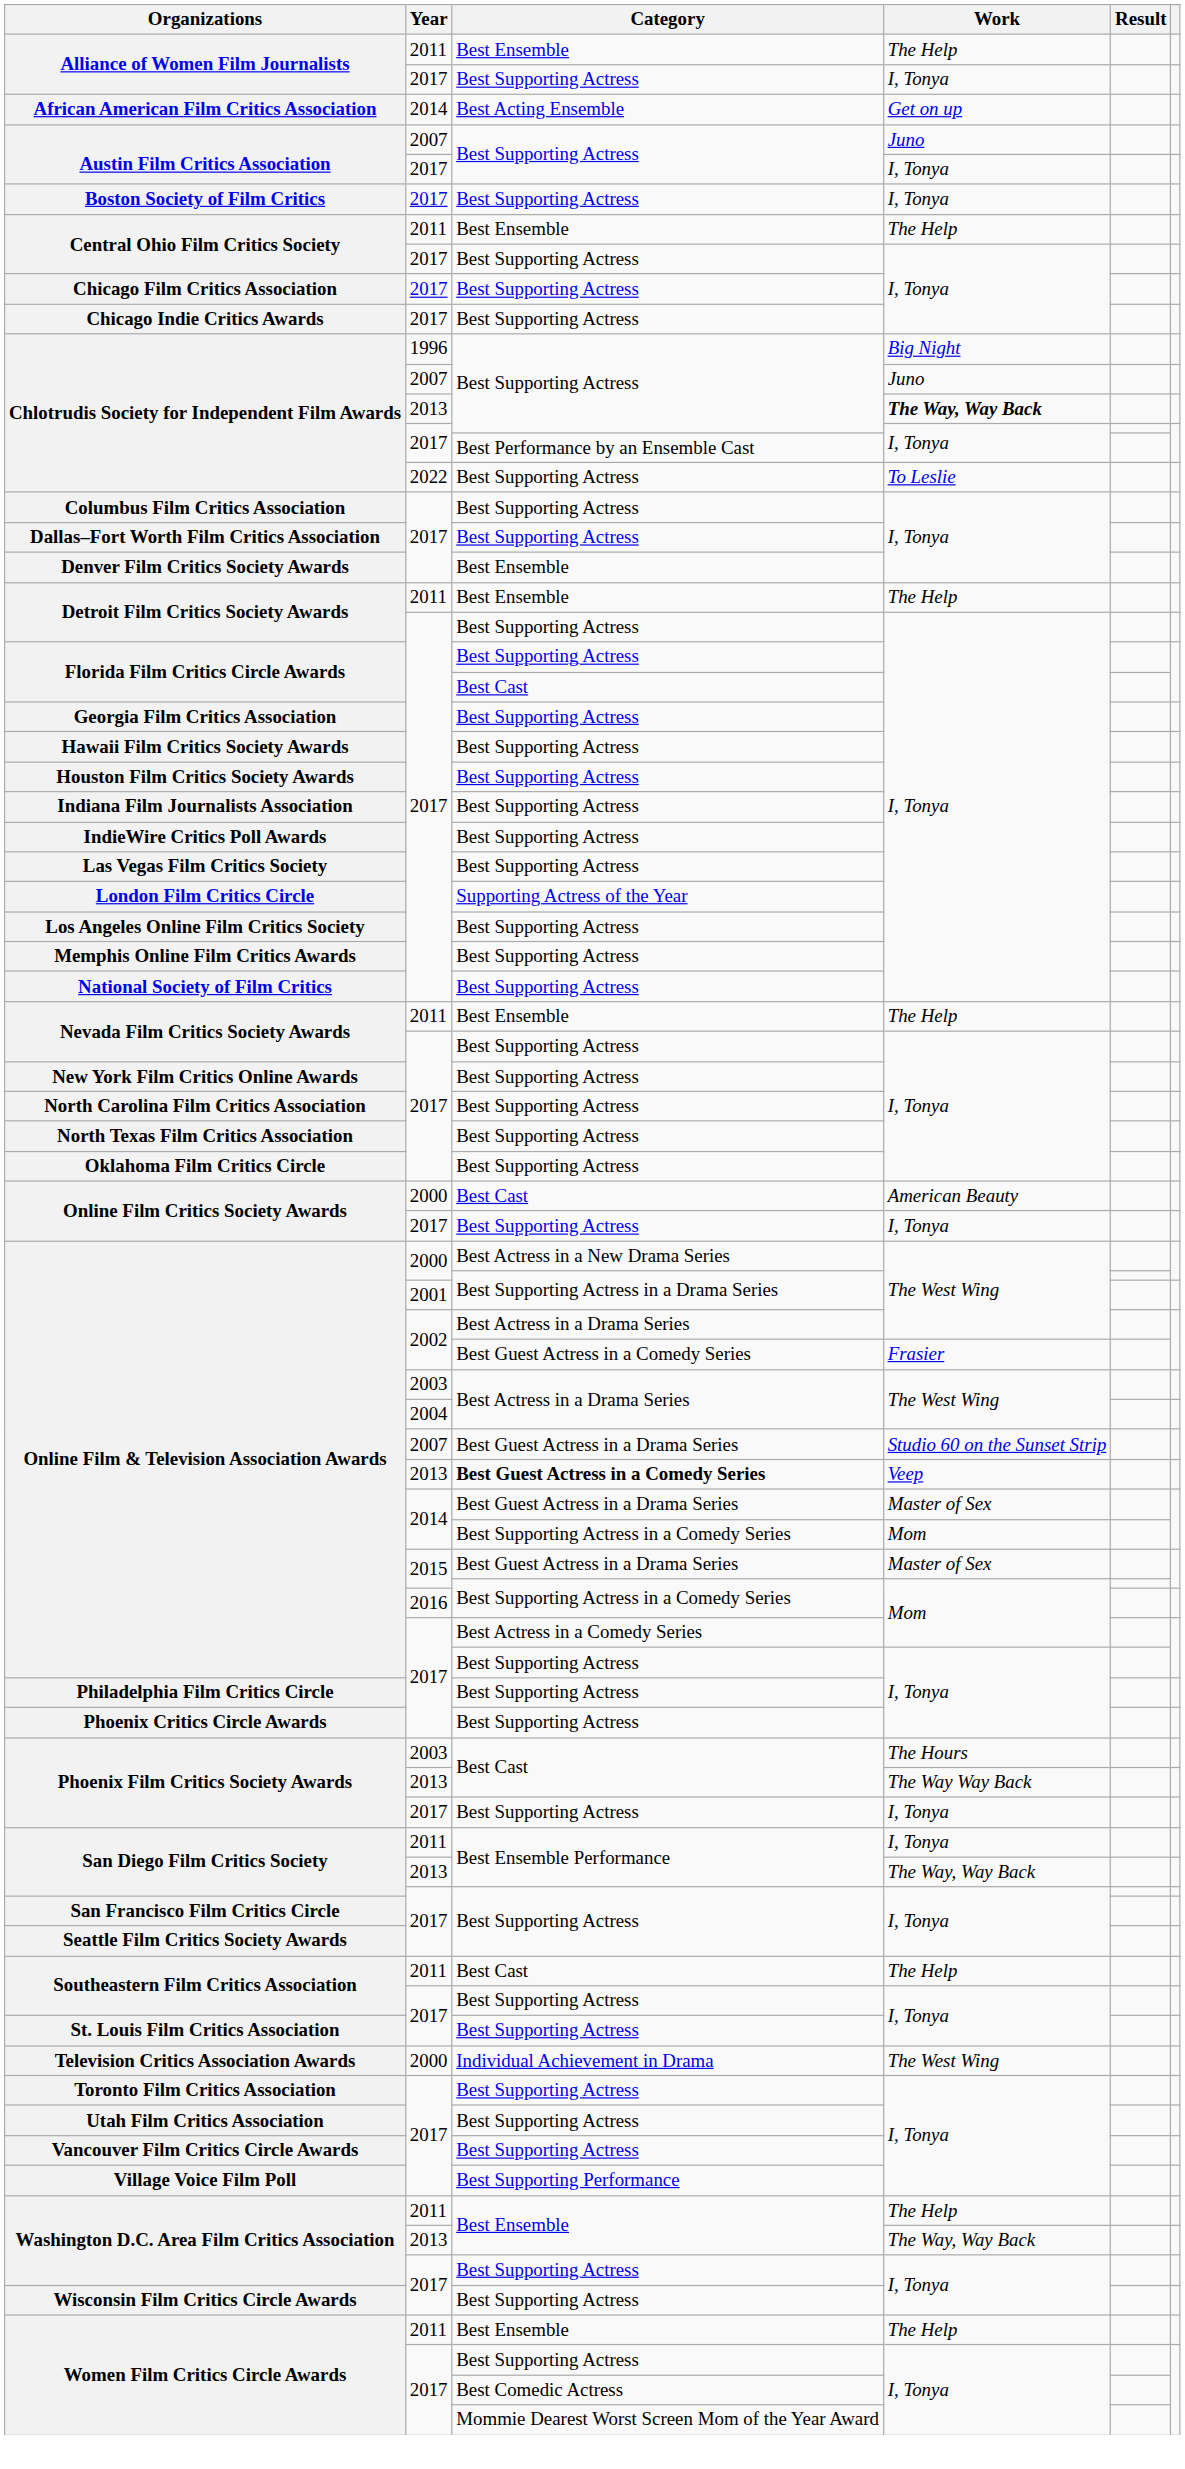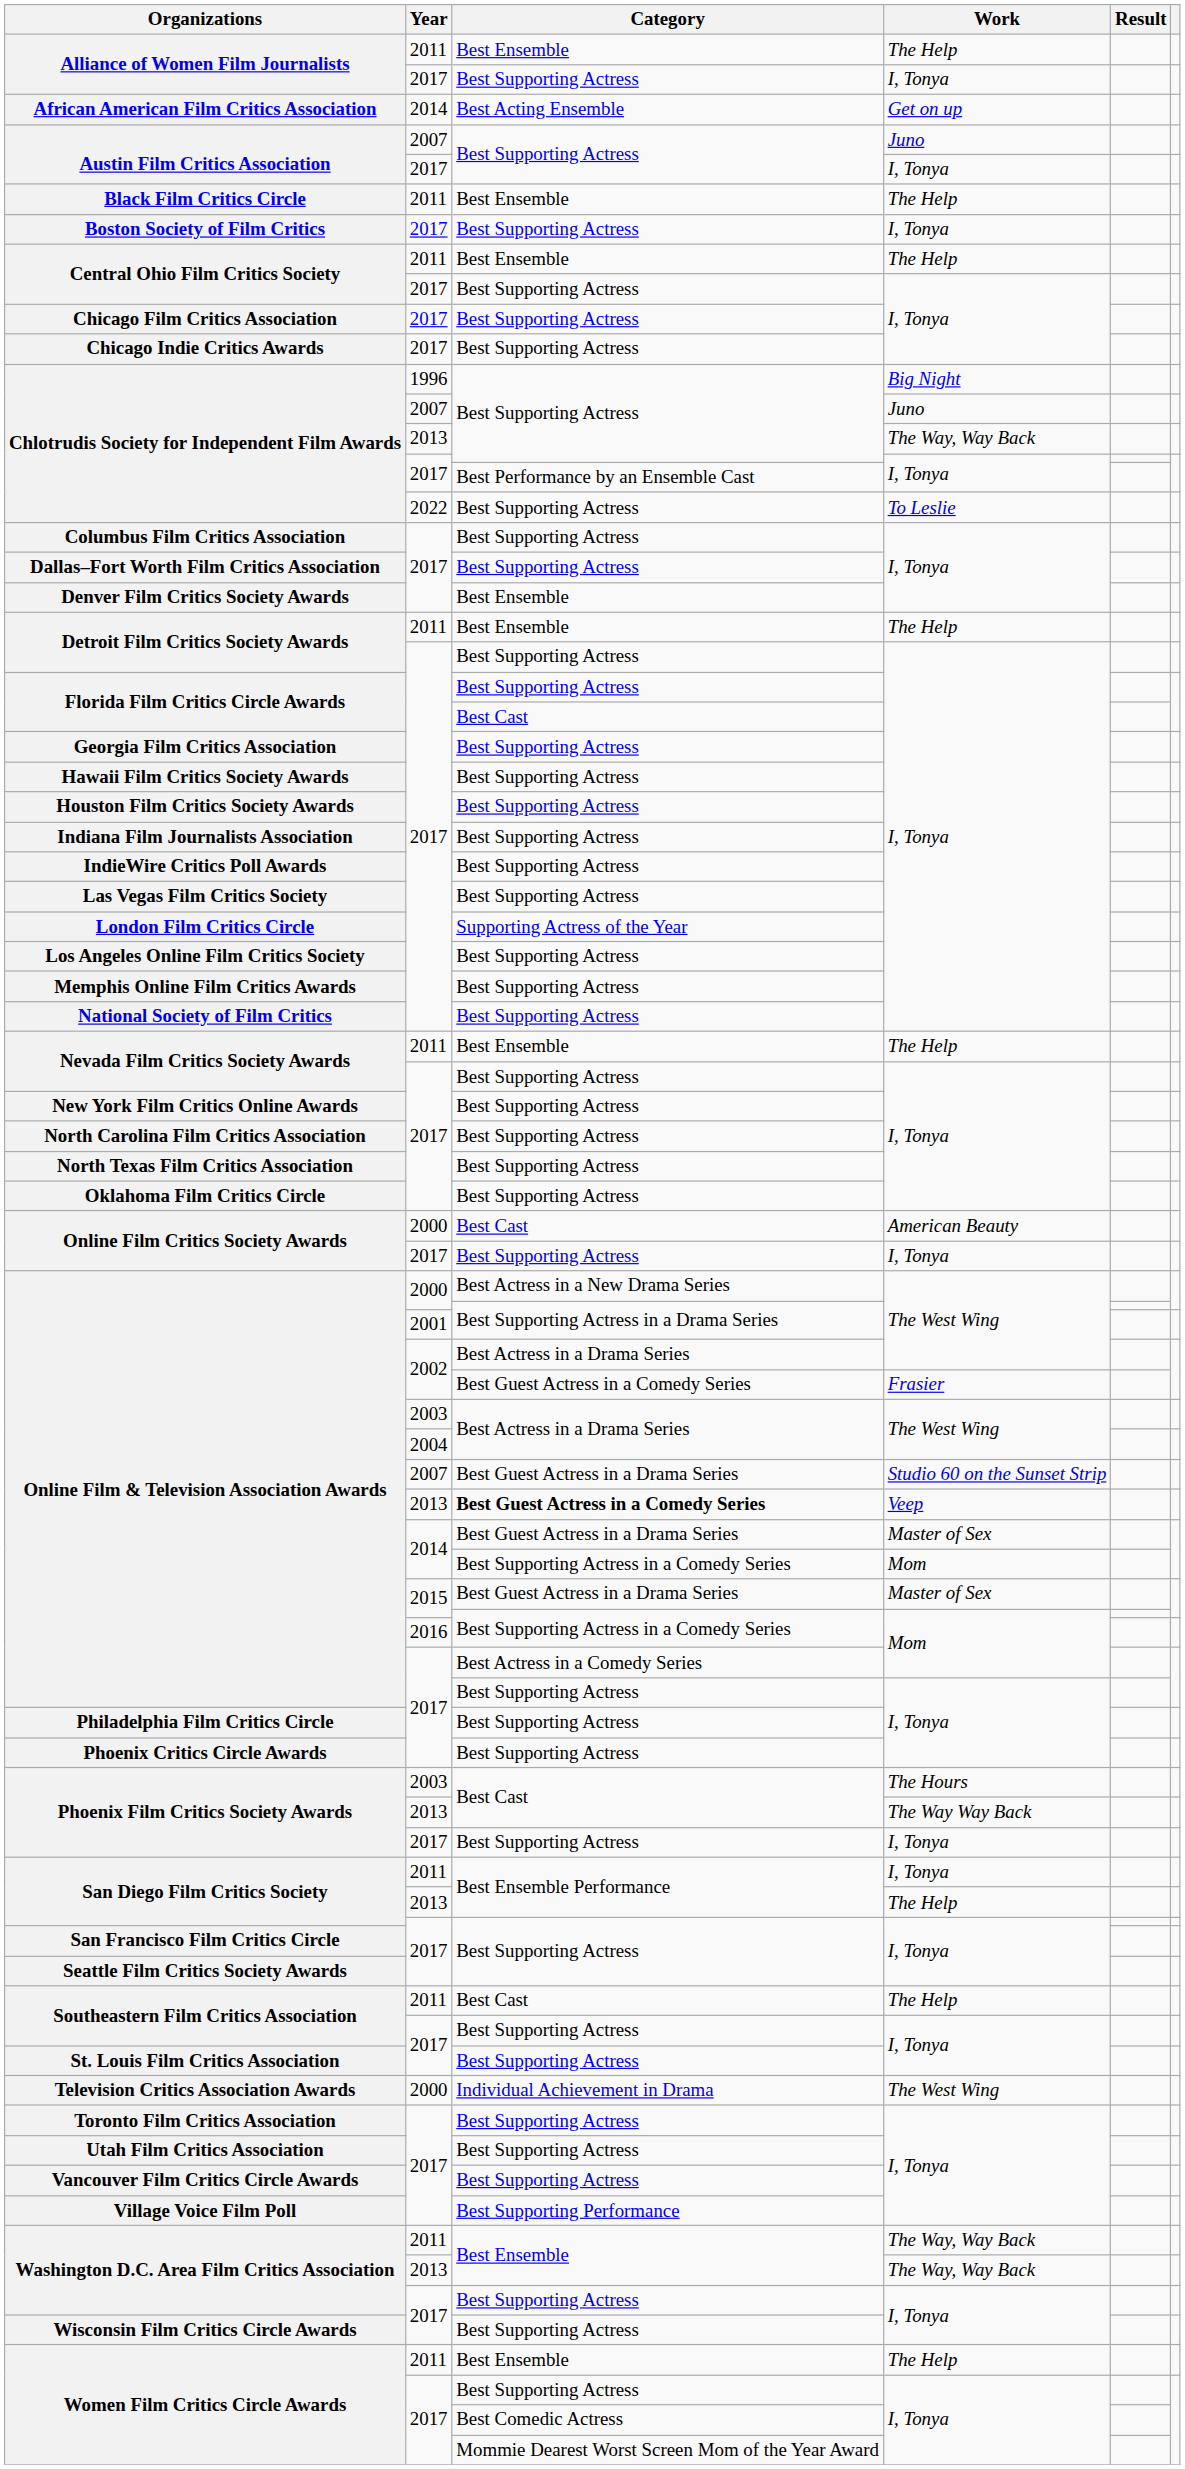+ row: (205, 199)
(965, 408) bold -> (961, 438) normal
(961, 1872) The Way, Way Back -> (923, 1902) The Help
(923, 2210) The Help -> (961, 2240) The Way, Way Back
